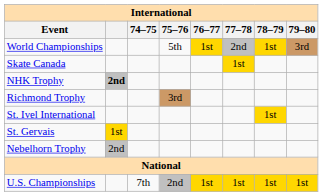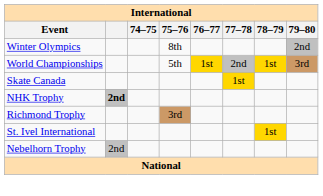+ row: (44, 47)
- row: (31, 132)
- row: (51, 183)
